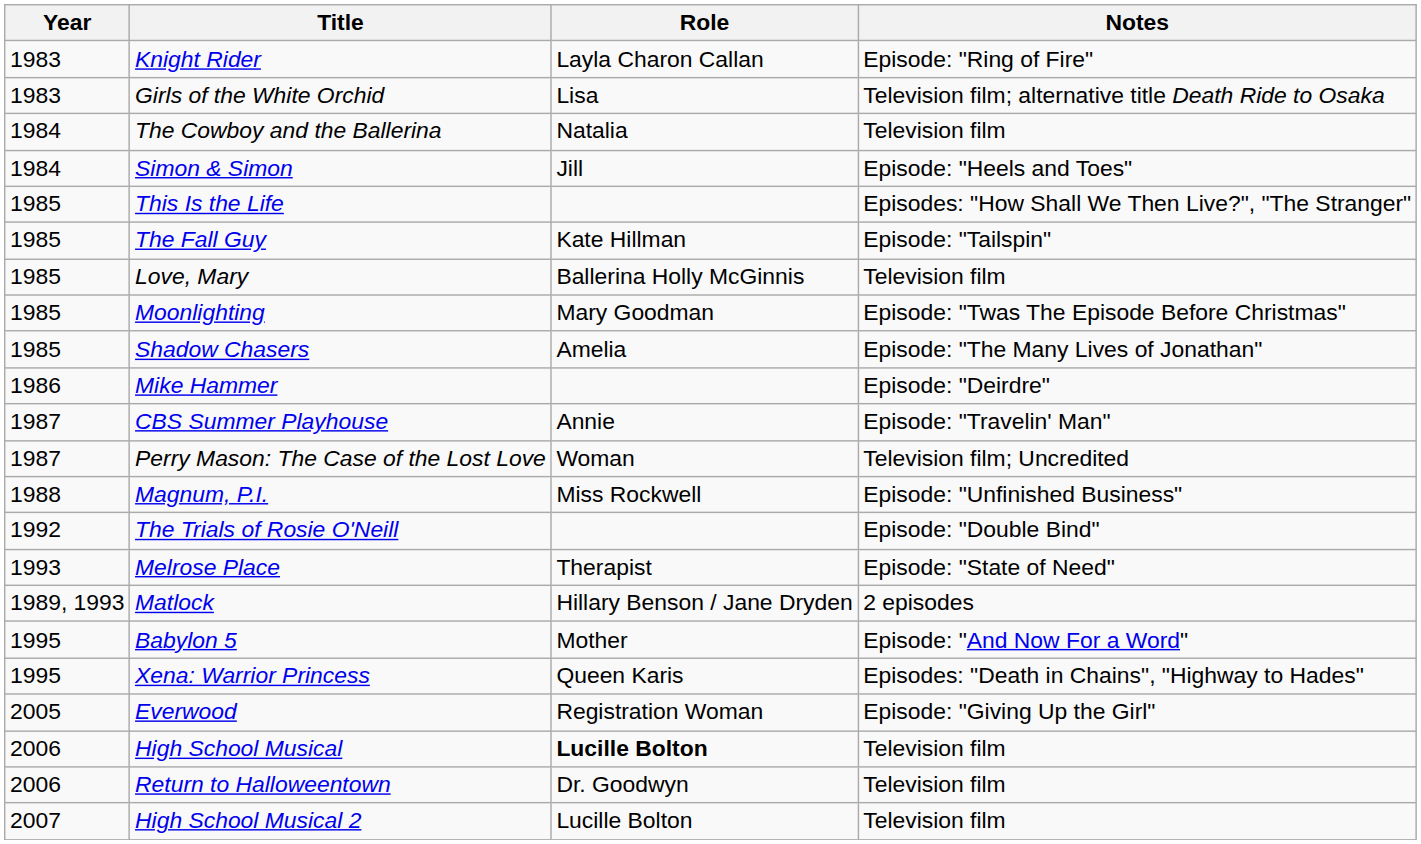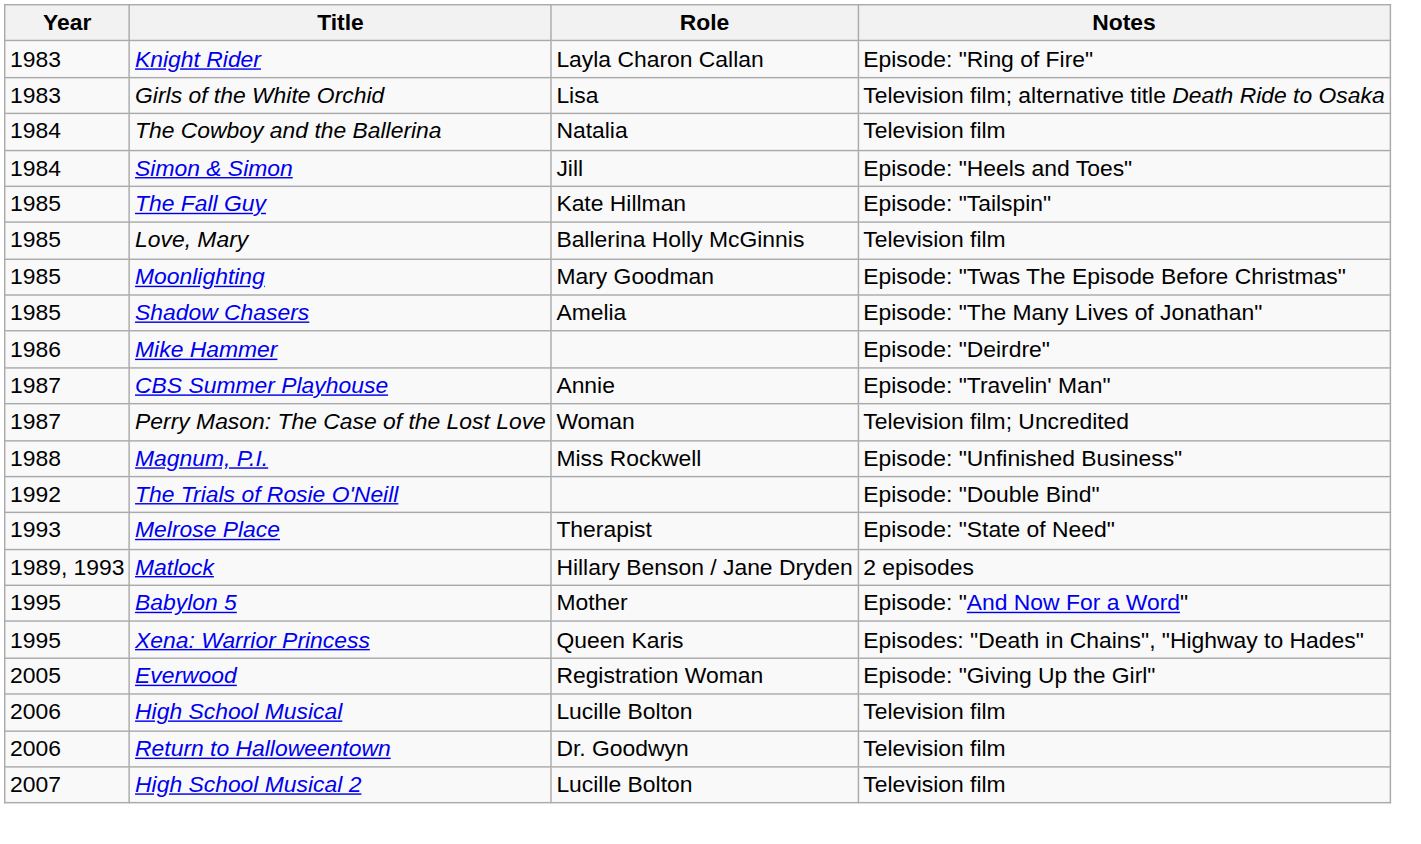- row: (209, 204)
(632, 748) bold -> (624, 712) normal
